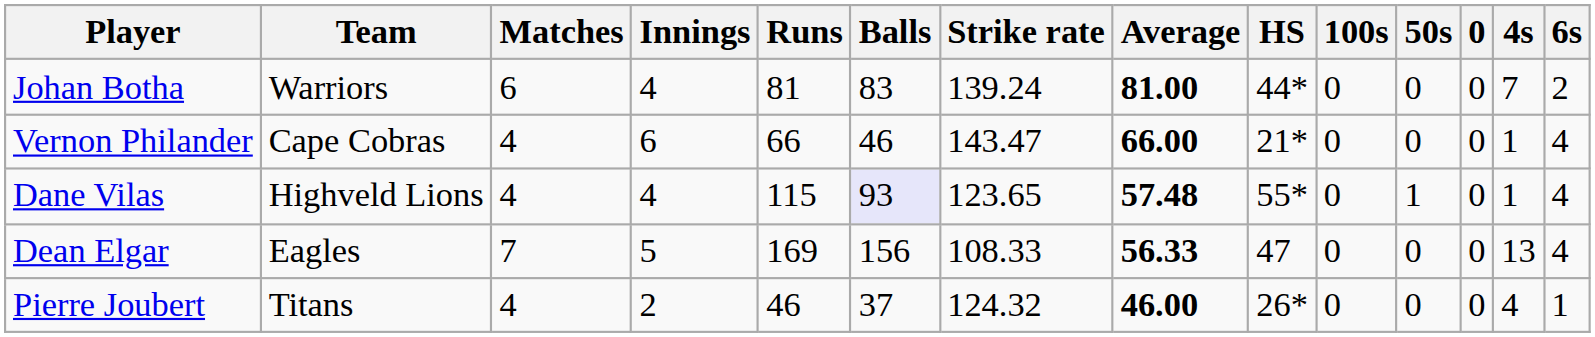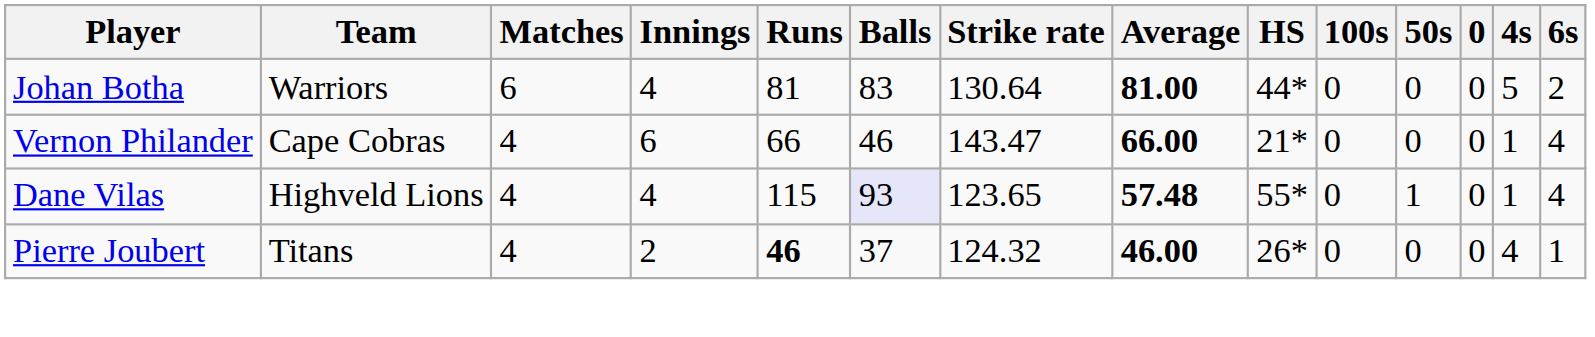(995, 86) 139.24 -> (995, 86) 130.64
(1510, 86) 7 -> (1510, 86) 5
- row: (91, 250)
(784, 304) normal -> (784, 250) bold
